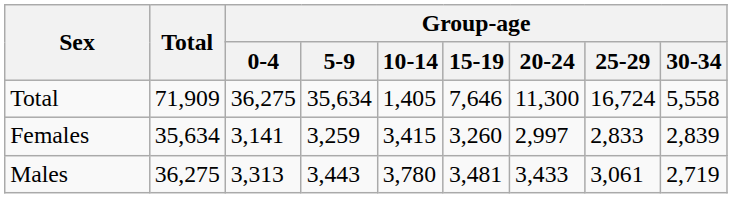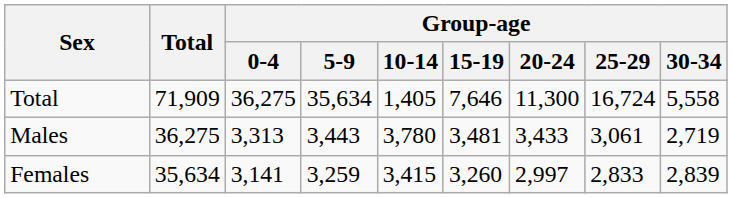rows swapped: (39, 173) <-> (50, 135)
